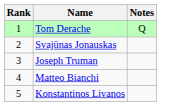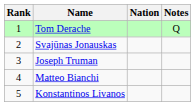+ column: (144, 12)
